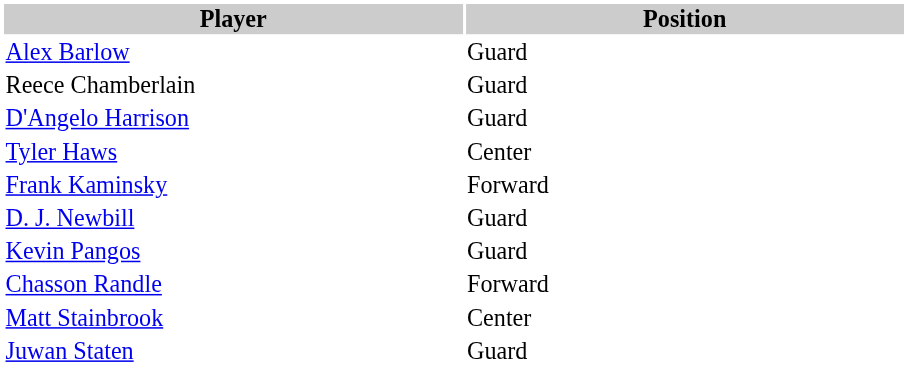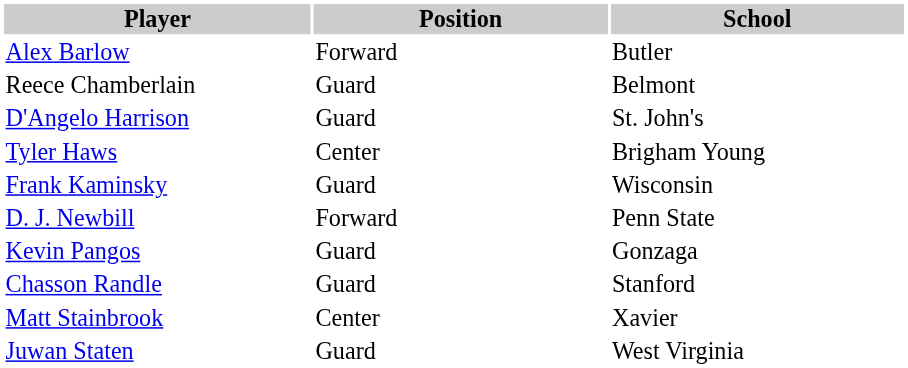+ column: (757, 18)
(497, 52) Guard -> (356, 52) Forward
(508, 184) Forward -> (346, 184) Guard
(497, 218) Guard -> (356, 218) Forward
(508, 284) Forward -> (346, 284) Guard
